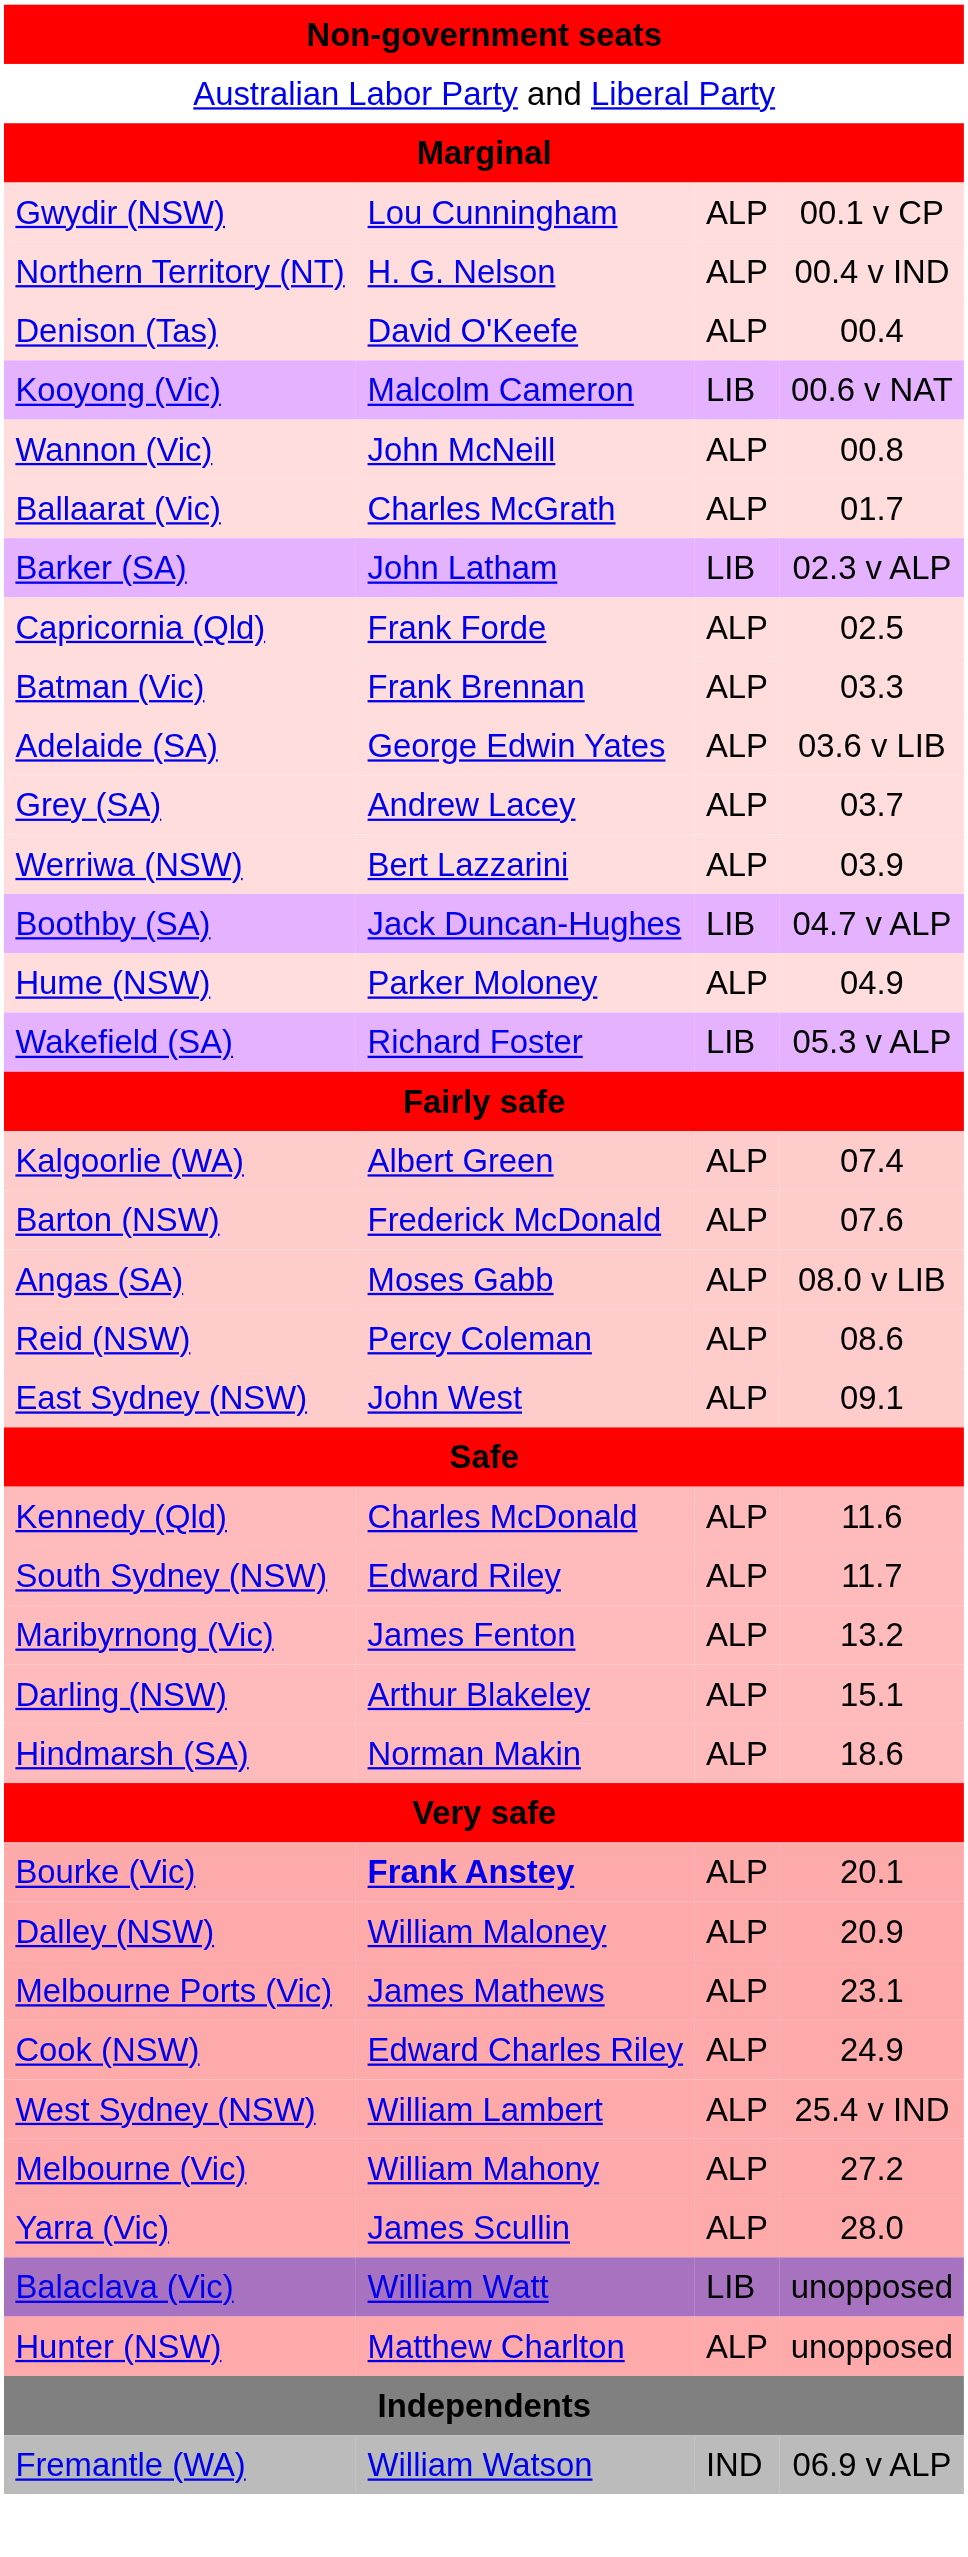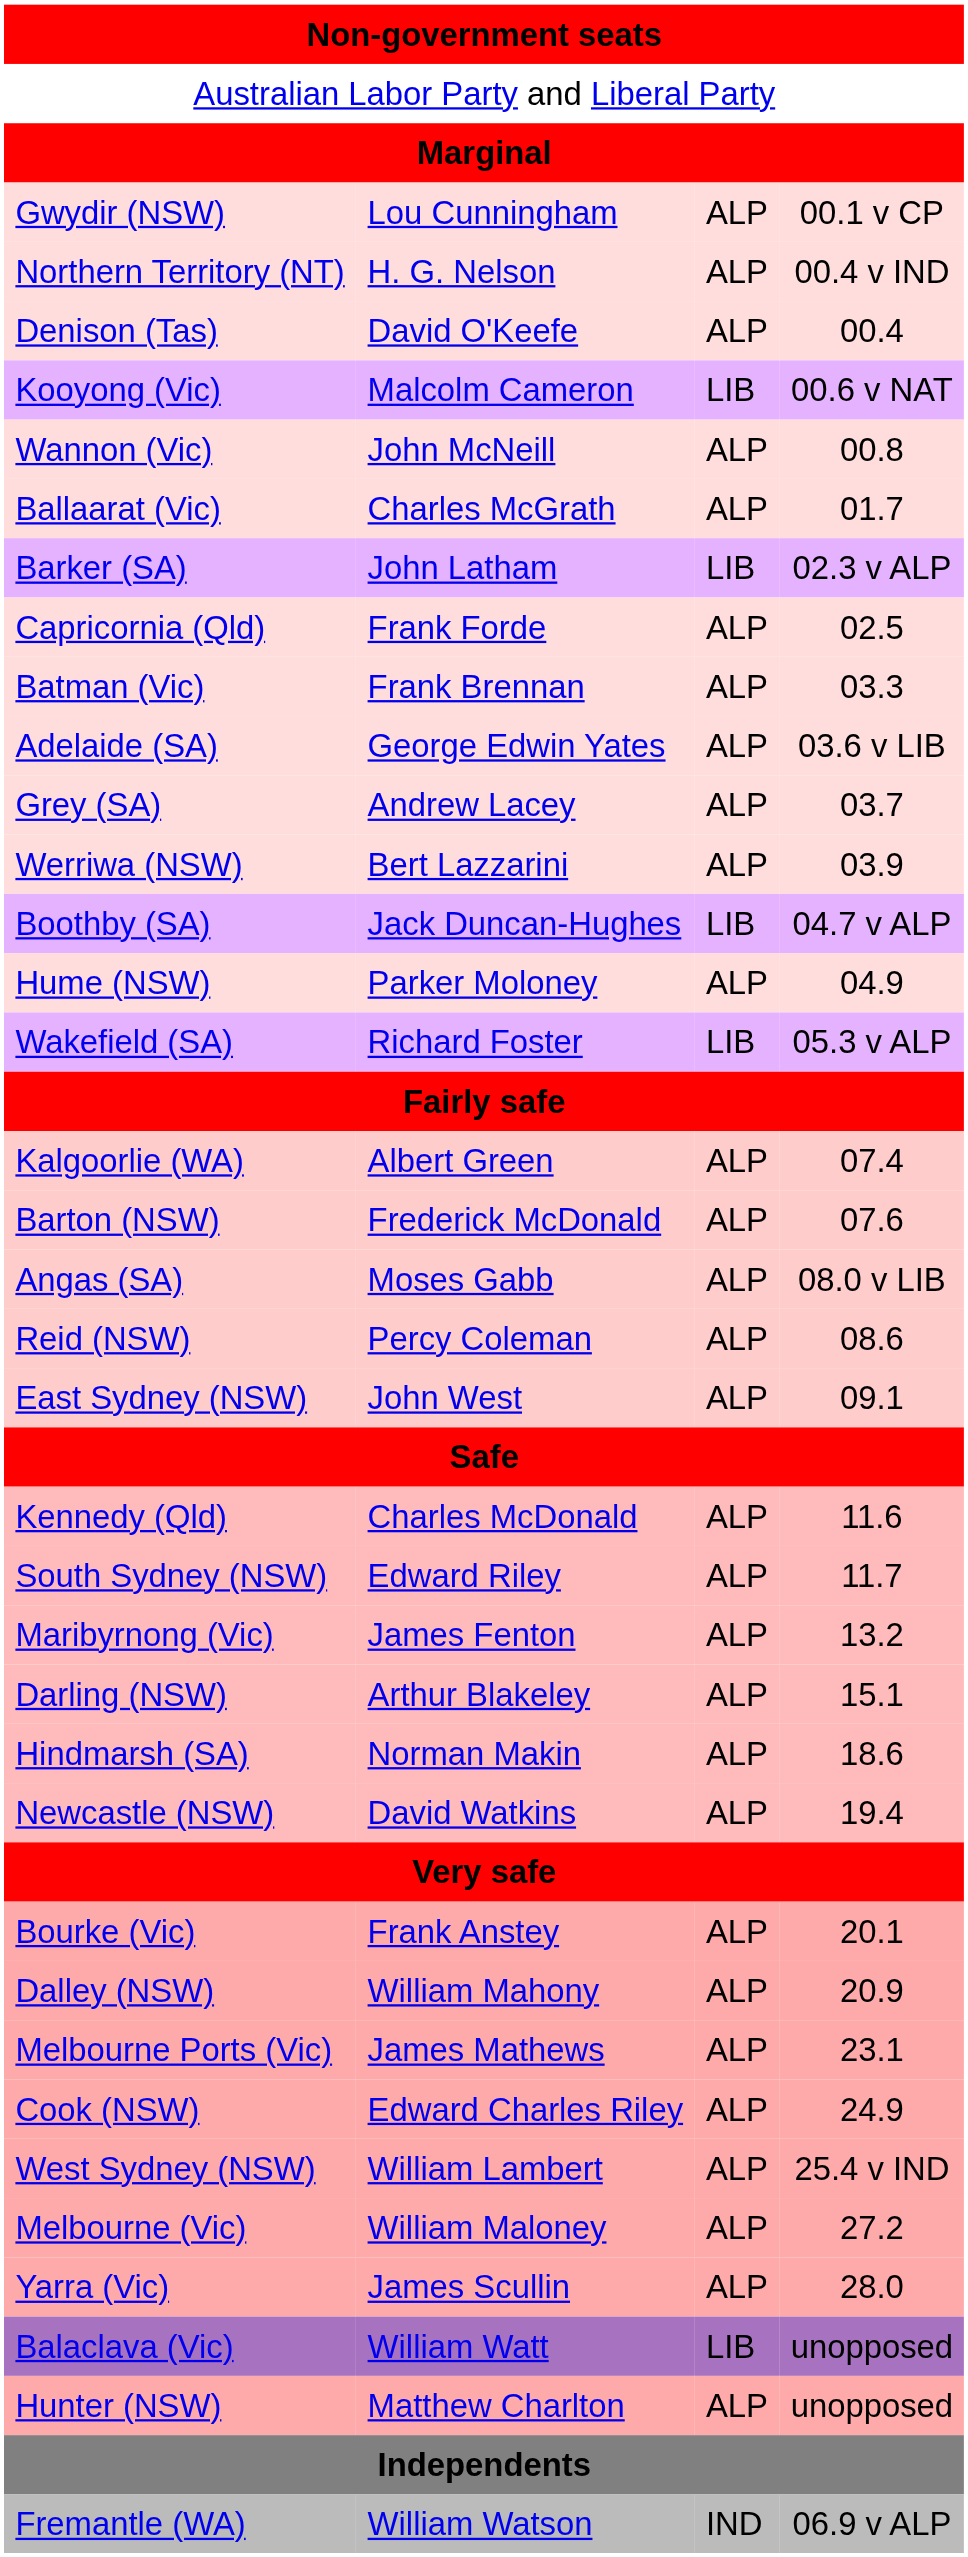+ row: (145, 1812)
(471, 1871) bold -> (463, 1931) normal
(487, 1931) William Maloney -> (483, 1990) William Mahony
(483, 2168) William Mahony -> (487, 2227) William Maloney
